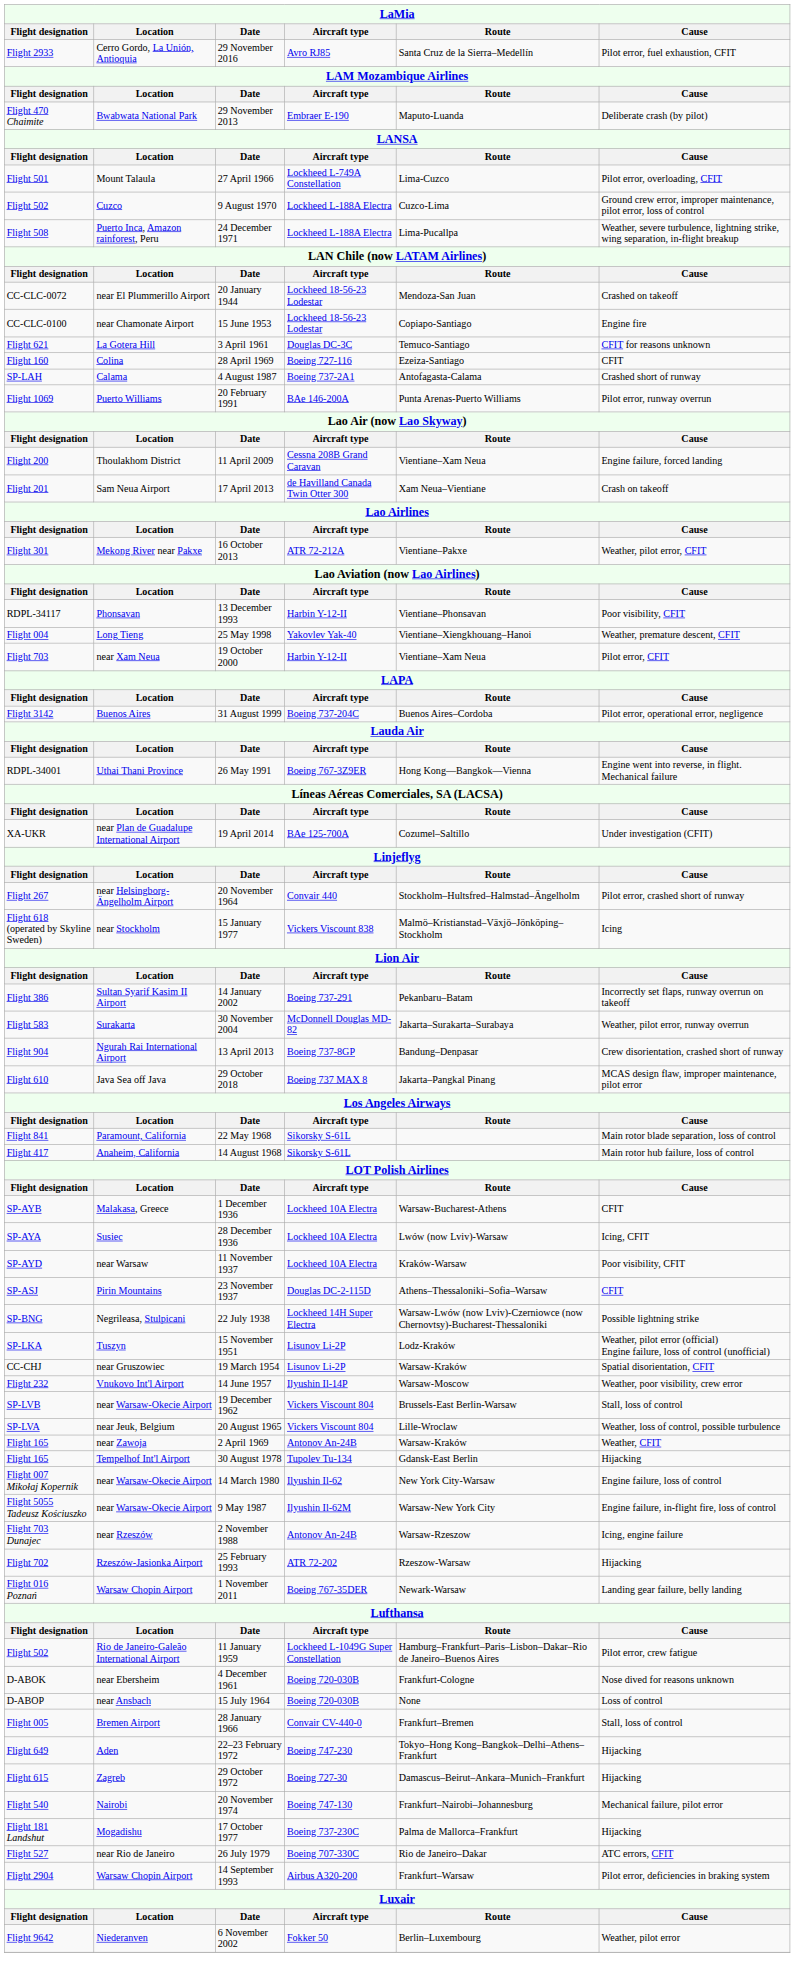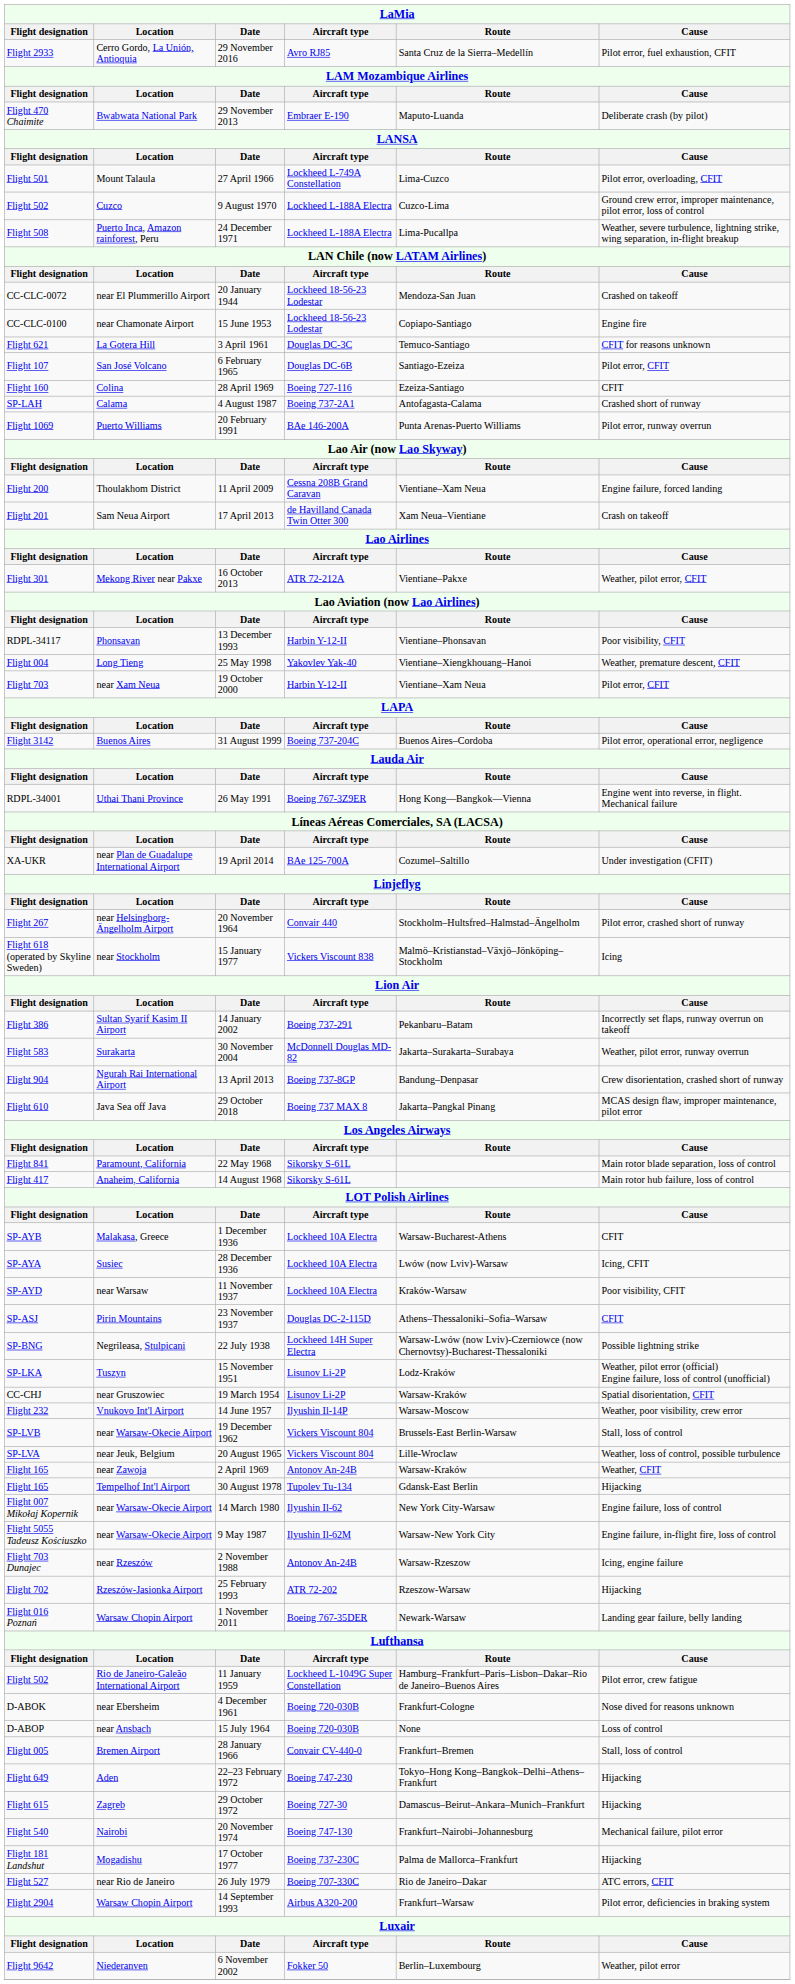+ row: (240, 366)
